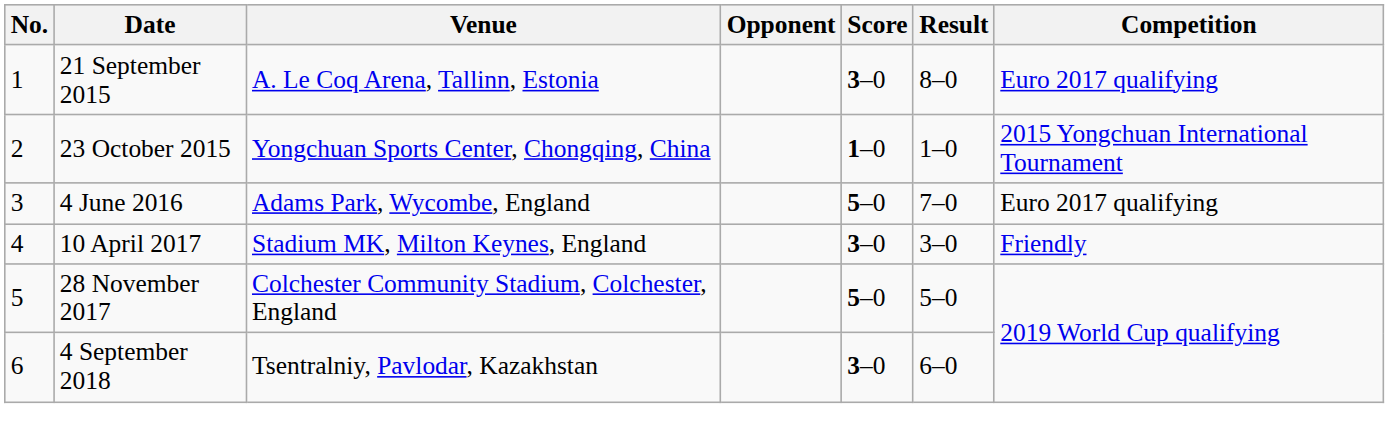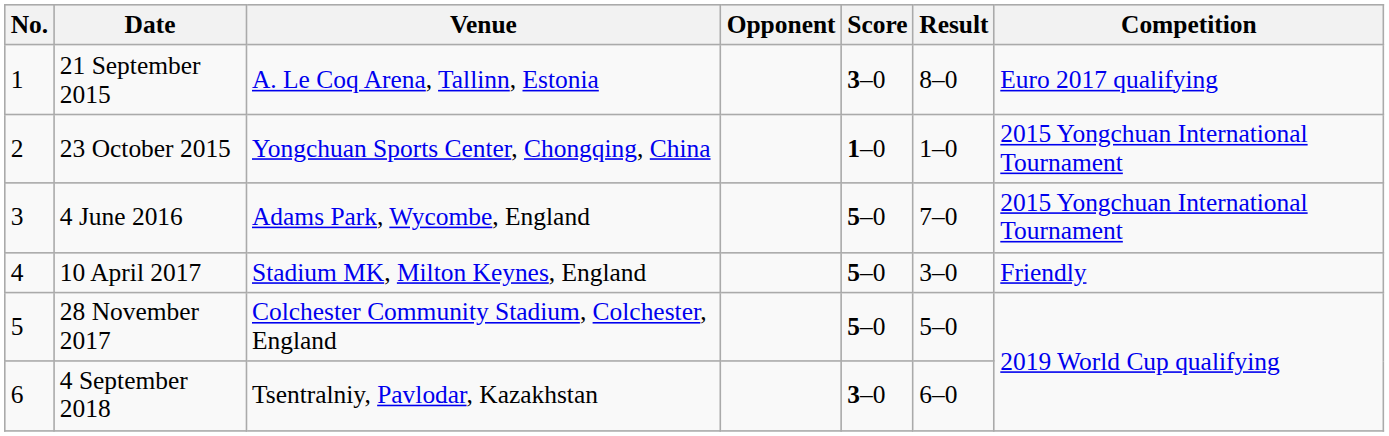(1109, 202) Euro 2017 qualifying -> (1154, 217) 2015 Yongchuan International Tournament
(866, 243) 3–0 -> (866, 271) 5–0
